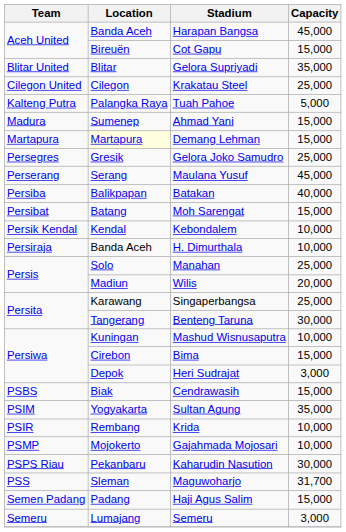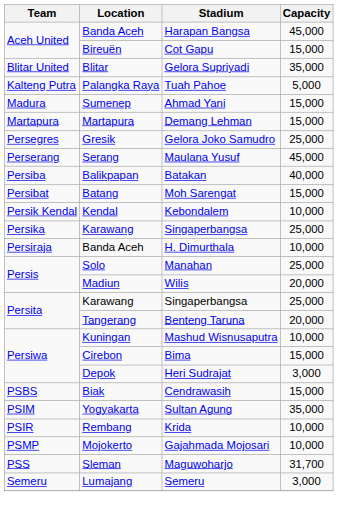- row: (44, 85)
(116, 139) lightyellow background -> (108, 121) no background
+ row: (26, 229)
(315, 319) 30,000 -> (307, 319) 20,000
- row: (35, 463)
- row: (46, 499)
